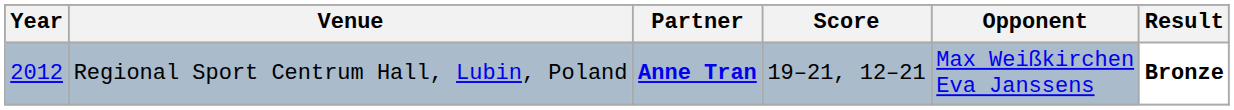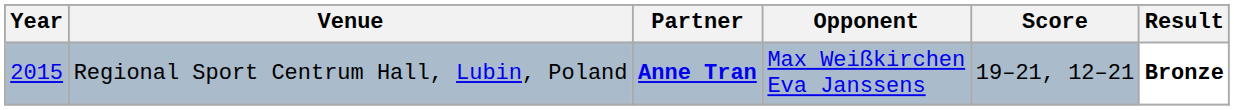columns swapped: (1035, 23) <-> (847, 23)
(37, 73) 2012 -> (37, 73) 2015
